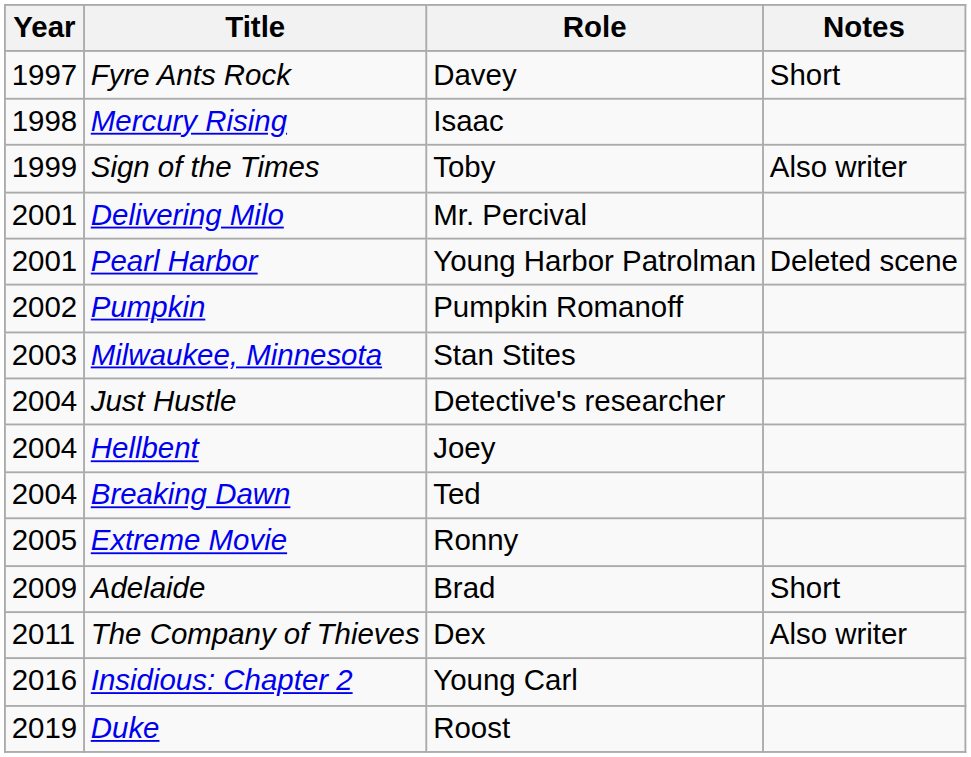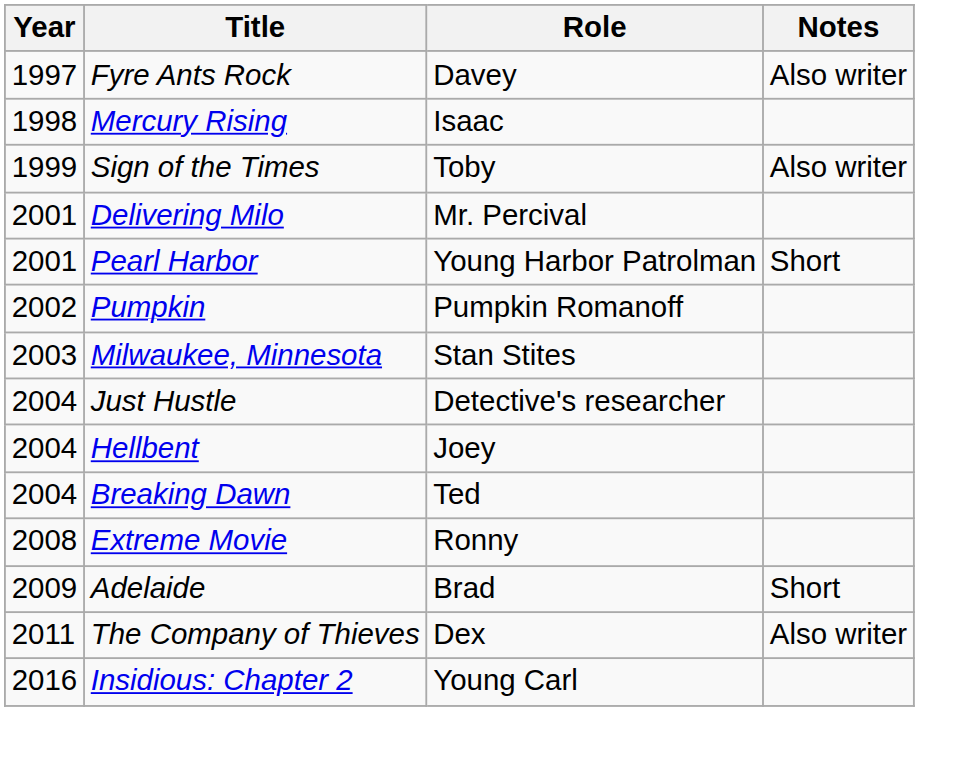(805, 74) Short -> (838, 74) Also writer
(864, 261) Deleted scene -> (805, 261) Short
(44, 541) 2005 -> (44, 541) 2008
- row: (125, 728)
